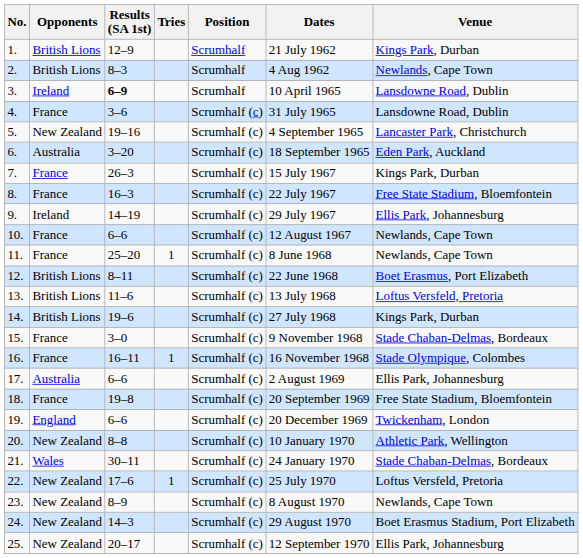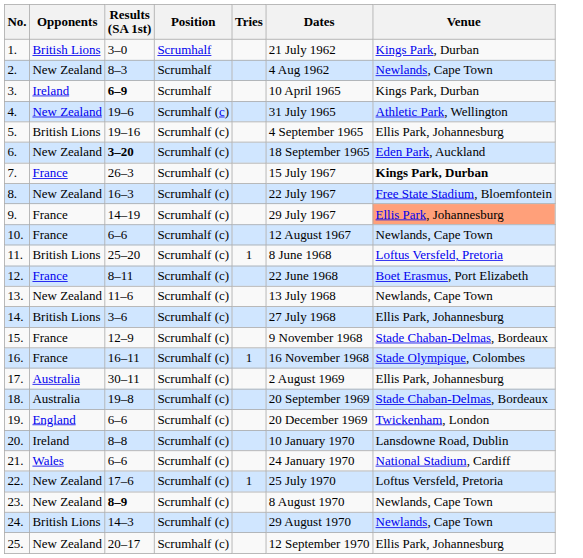columns swapped: (227, 22) <-> (171, 22)
(121, 49) 12–9 -> (118, 49) 3–0
(66, 70) British Lions -> (67, 70) New Zealand
(442, 91) Lansdowne Road, Dublin -> (427, 91) Kings Park, Durban
(50, 111) France -> (67, 111) New Zealand
(118, 111) 3–6 -> (121, 111) 19–6
(442, 111) Lansdowne Road, Dublin -> (442, 111) Athletic Park, Wellington
(67, 132) New Zealand -> (66, 132) British Lions
(451, 132) Lancaster Park, Christchurch -> (440, 132) Ellis Park, Johannesburg
(56, 152) Australia -> (67, 152) New Zealand
(121, 152) normal -> (121, 152) bold
(427, 173) normal -> (432, 173) bold
(50, 193) France -> (67, 193) New Zealand
(51, 214) Ireland -> (50, 214) France
(440, 214) no background -> (440, 214) lightsalmon background
(50, 255) France -> (66, 255) British Lions
(434, 255) Newlands, Cape Town -> (439, 255) Loftus Versfeld, Pretoria
(66, 276) British Lions -> (50, 276) France
(66, 296) British Lions -> (67, 296) New Zealand
(439, 296) Loftus Versfeld, Pretoria -> (434, 296) Newlands, Cape Town
(121, 317) 19–6 -> (118, 317) 3–6
(427, 317) Kings Park, Durban -> (440, 317) Ellis Park, Johannesburg
(118, 337) 3–0 -> (121, 337) 12–9
(118, 378) 6–6 -> (124, 378) 30–11
(50, 399) France -> (56, 399) Australia
(464, 399) Free State Stadium, Bloemfontein -> (462, 399) Stade Chaban-Delmas, Bordeaux
(67, 440) New Zealand -> (51, 440) Ireland
(442, 440) Athletic Park, Wellington -> (442, 440) Lansdowne Road, Dublin
(124, 460) 30–11 -> (118, 460) 6–6
(462, 460) Stade Chaban-Delmas, Bordeaux -> (443, 460) National Stadium, Cardiff
(118, 502) normal -> (118, 502) bold
(67, 522) New Zealand -> (66, 522) British Lions
(475, 522) Boet Erasmus Stadium, Port Elizabeth -> (434, 522) Newlands, Cape Town
